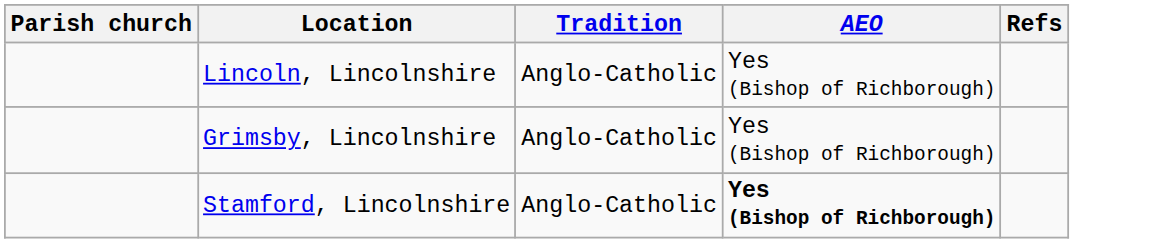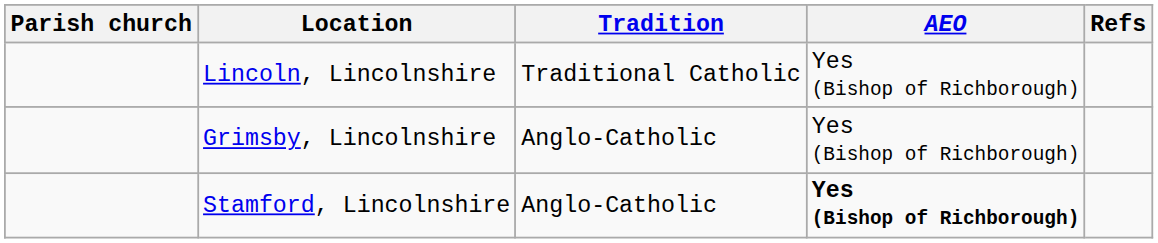(619, 75) Anglo-Catholic -> (661, 75) Traditional Catholic
